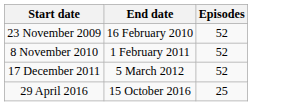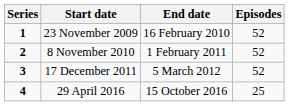+ column: (23, 14)
